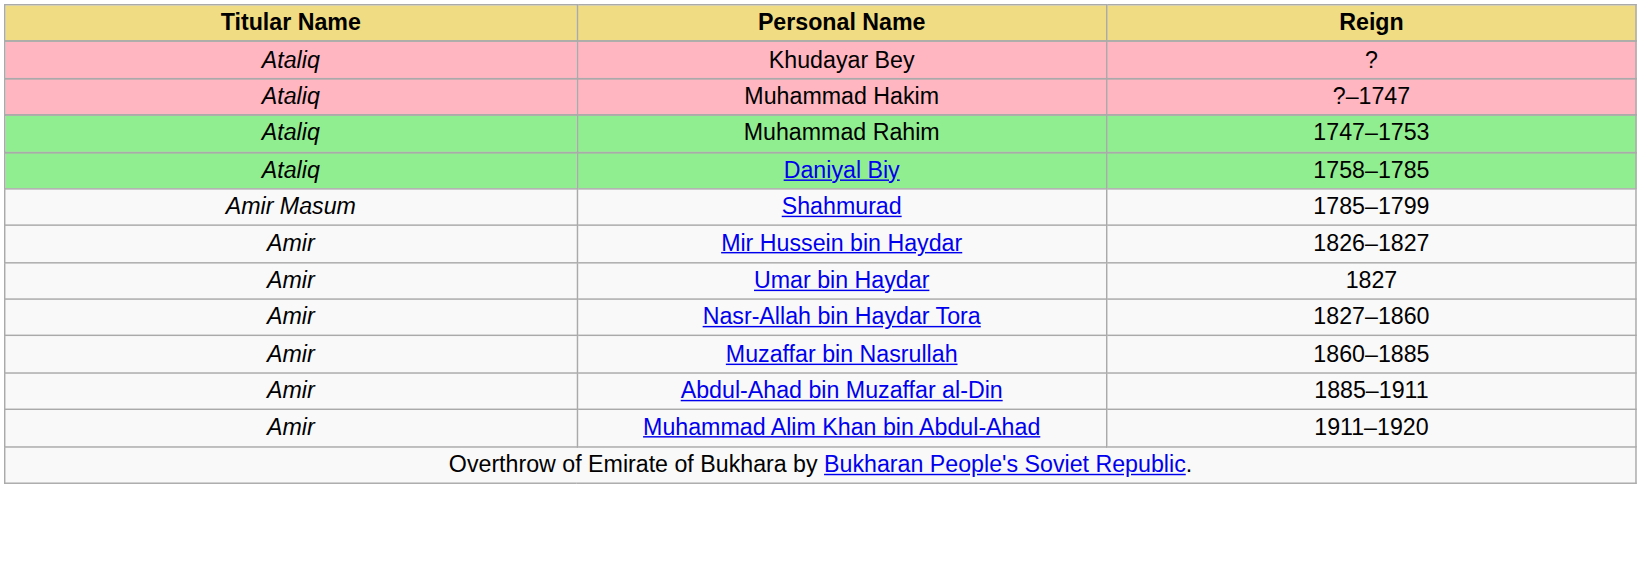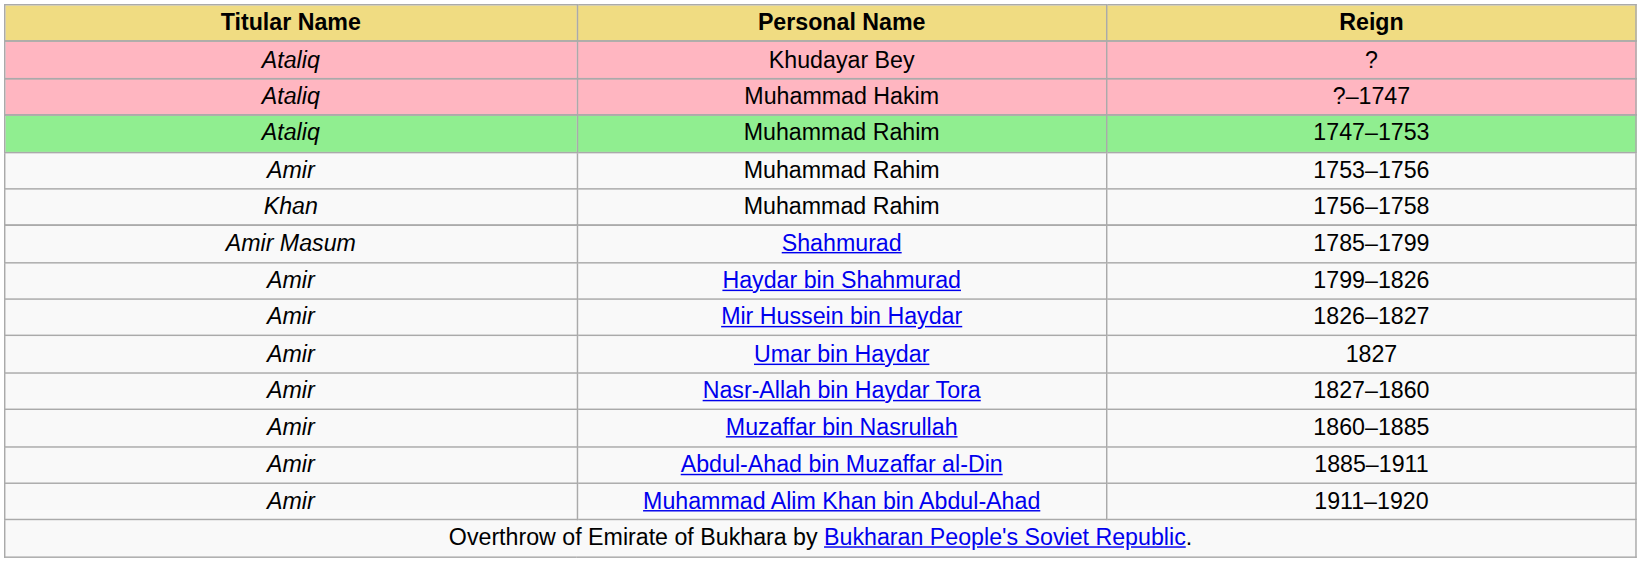+ row: (1371, 170)
+ row: (1371, 206)
- row: (1371, 170)
+ row: (1371, 280)
